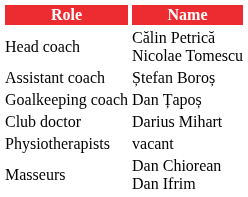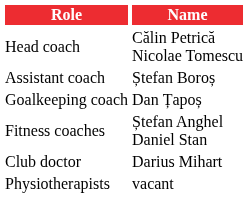+ row: (55, 130)
- row: (35, 174)
